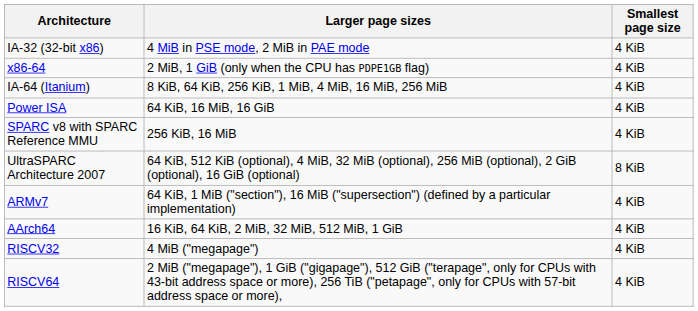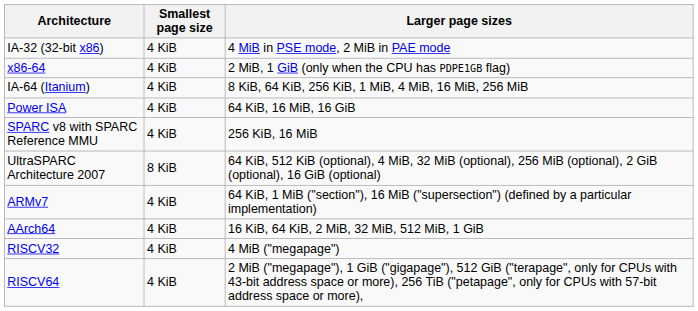columns swapped: (653, 21) <-> (378, 21)
